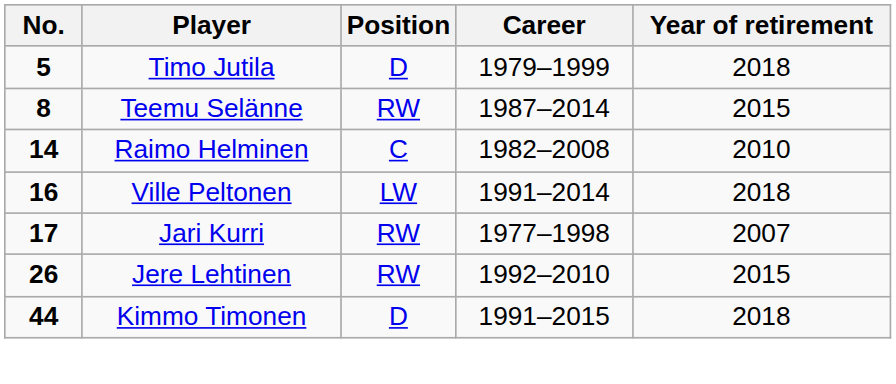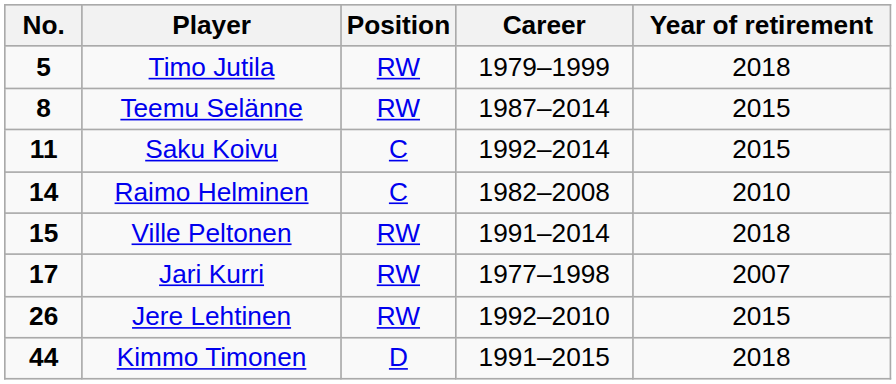(398, 66) D -> (398, 66) RW
+ row: (212, 150)
(44, 191) 16 -> (44, 233) 15
(398, 191) LW -> (398, 233) RW
